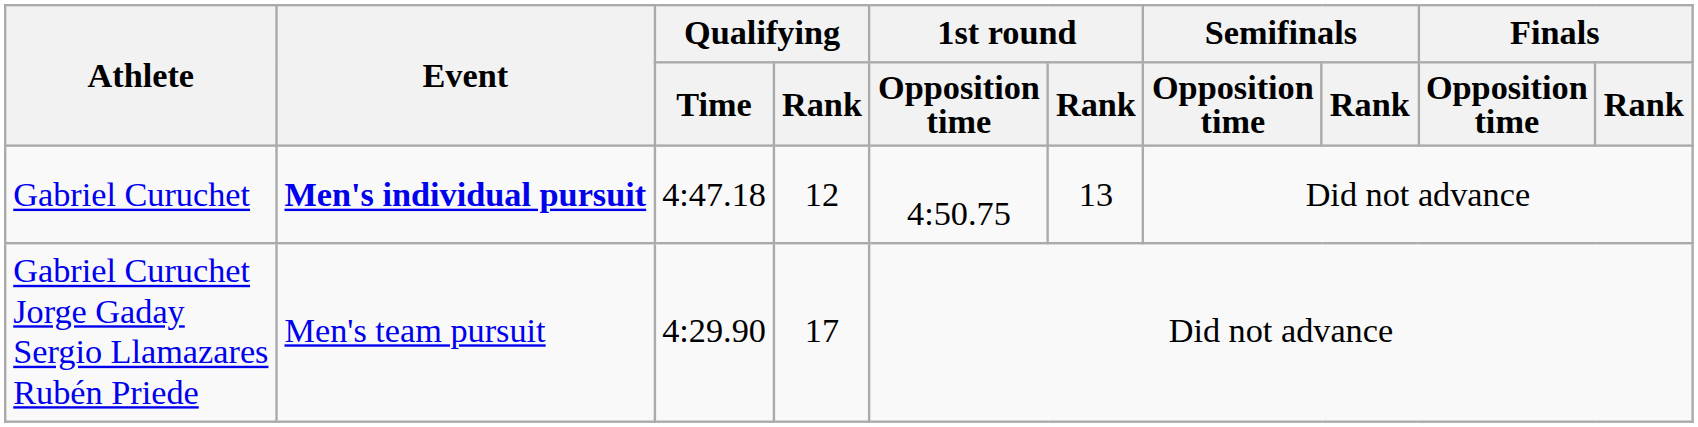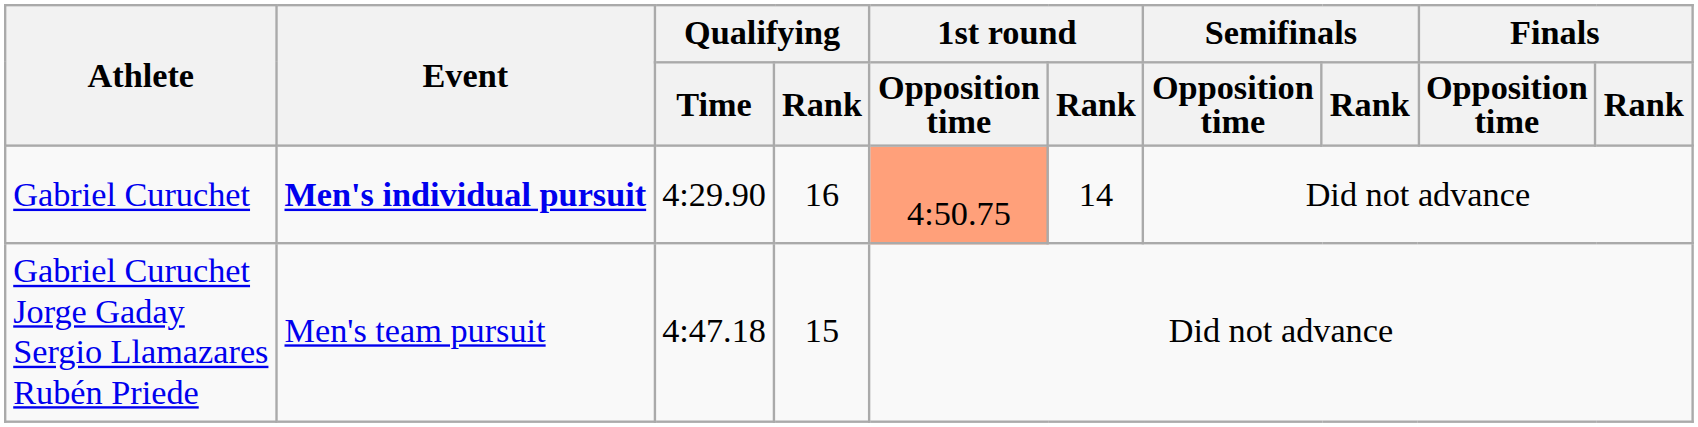(714, 194) 4:47.18 -> (714, 194) 4:29.90
(822, 194) 12 -> (822, 194) 16
(959, 214) no background -> (959, 214) lightsalmon background
(1096, 194) 13 -> (1096, 194) 14
(714, 331) 4:29.90 -> (714, 331) 4:47.18
(822, 331) 17 -> (822, 331) 15
